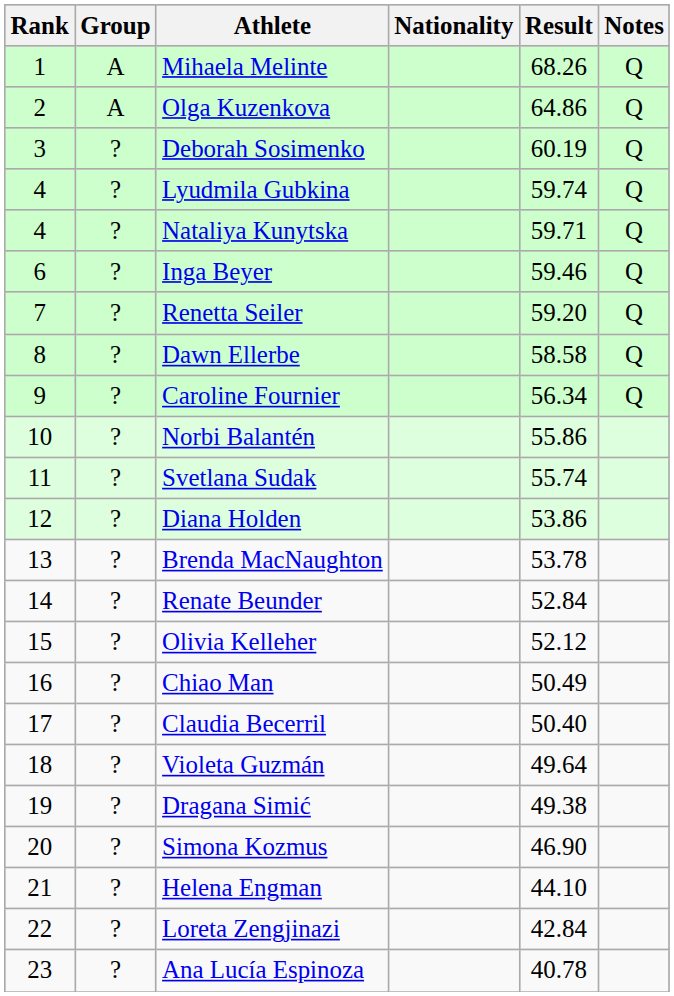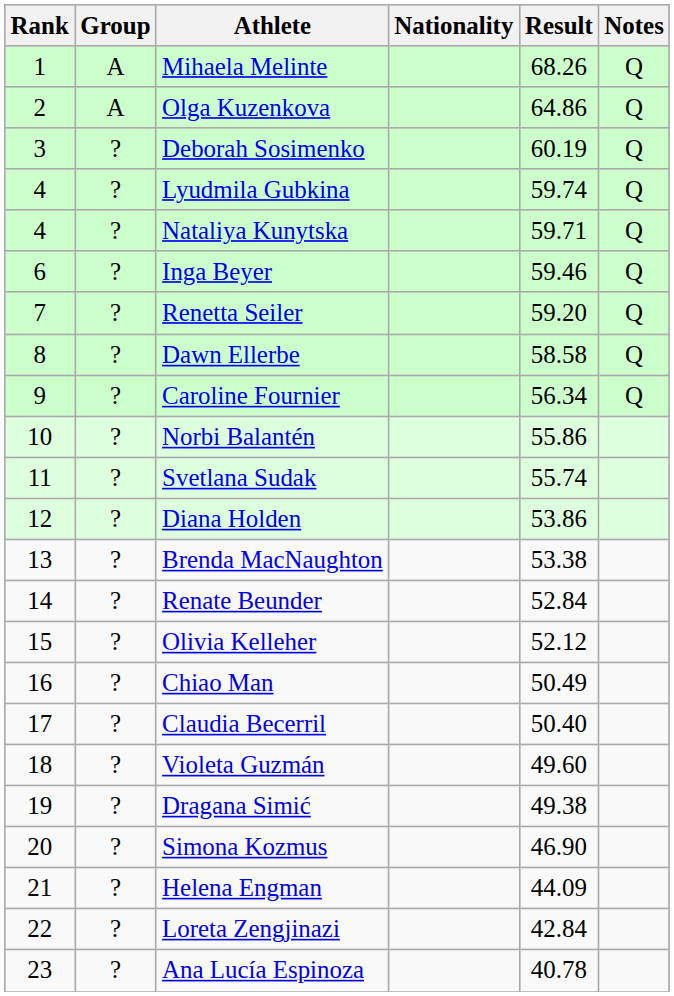(559, 559) 53.78 -> (559, 559) 53.38
(559, 765) 49.64 -> (559, 765) 49.60
(559, 888) 44.10 -> (559, 888) 44.09
